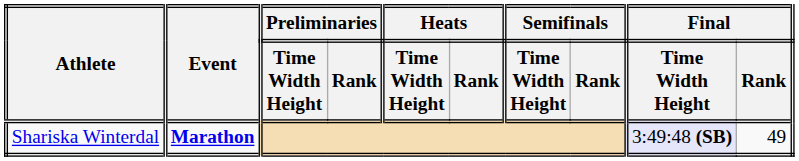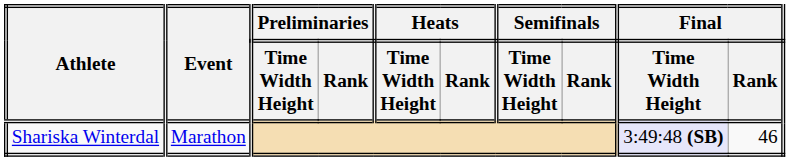(213, 138) bold -> (208, 138) normal
(777, 138) 49 -> (768, 138) 46
